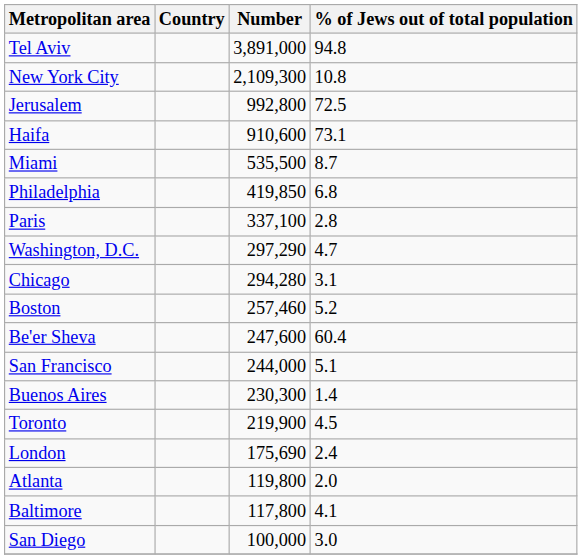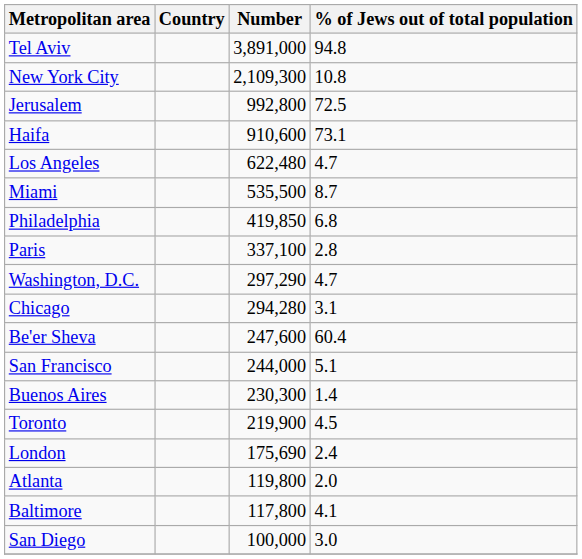+ row: (54, 163)
- row: (35, 308)
